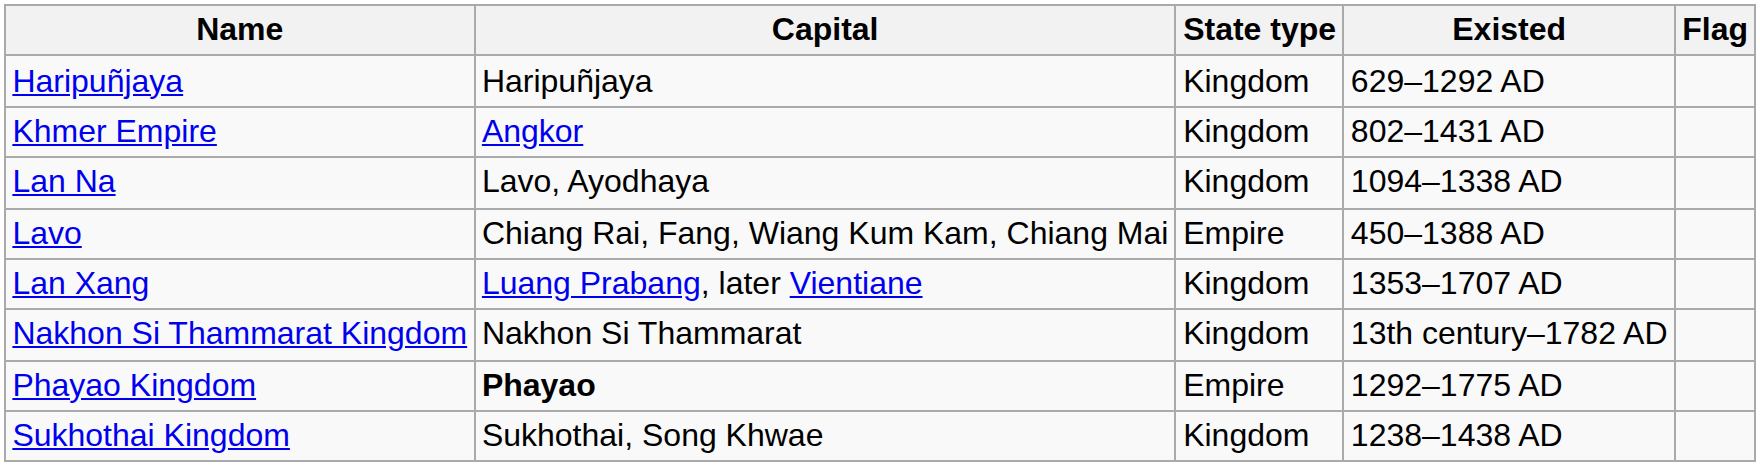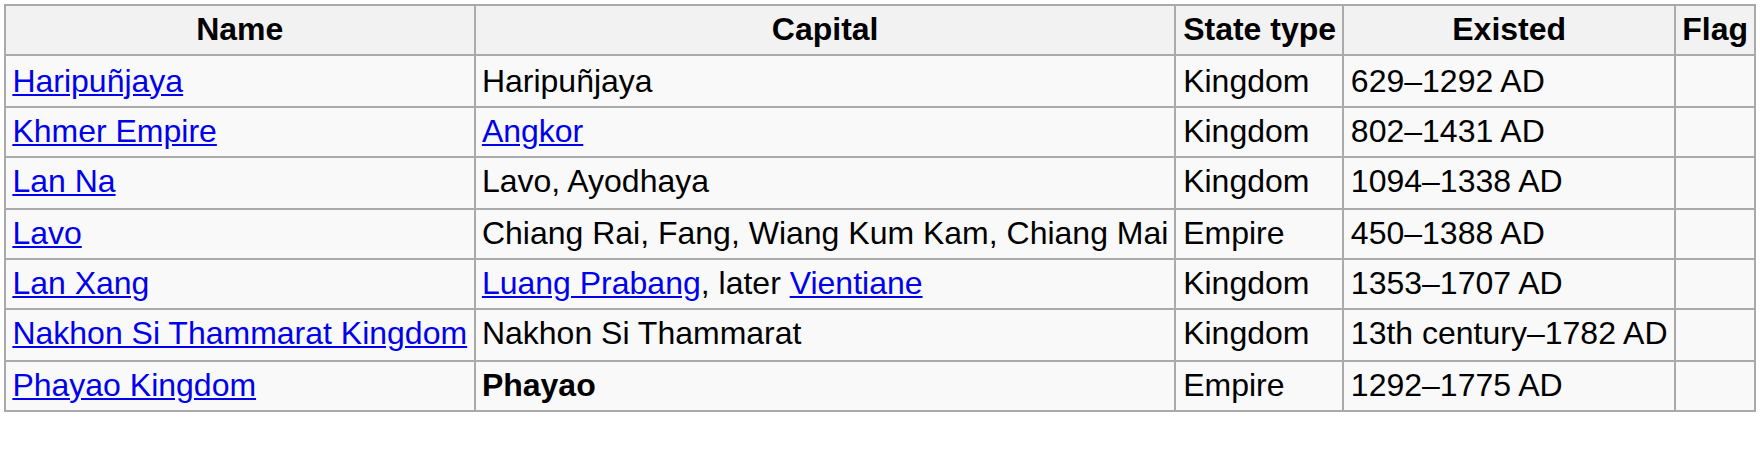- row: (151, 435)
